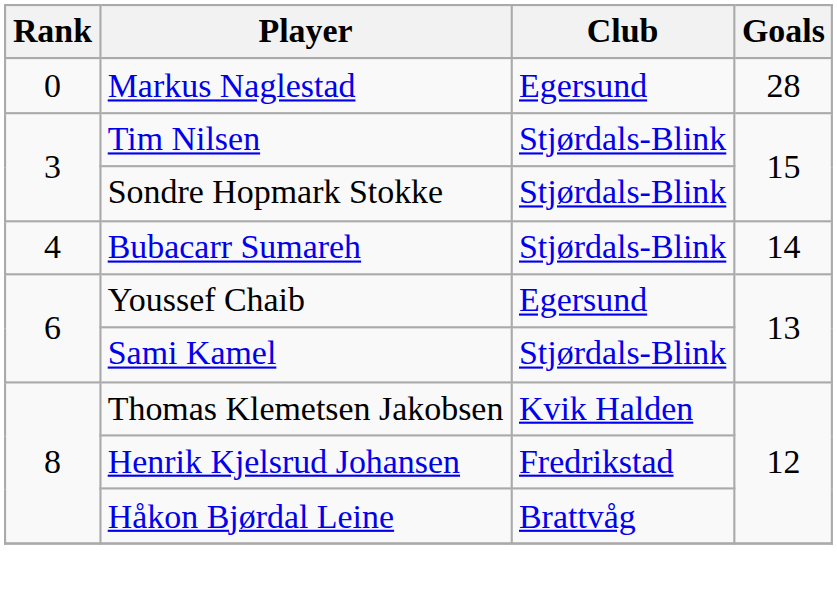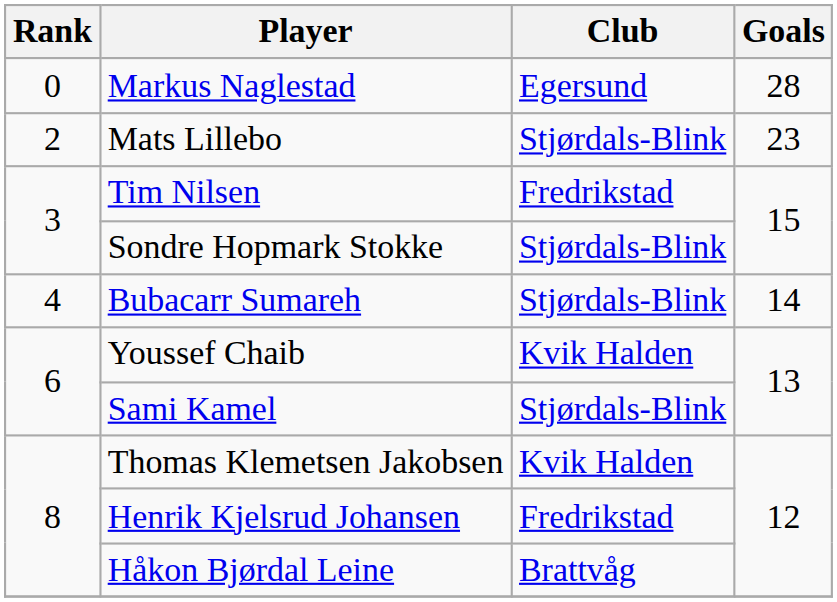+ row: (195, 138)
(623, 138) Stjørdals-Blink -> (596, 192) Fredrikstad
(583, 300) Egersund -> (606, 354) Kvik Halden
